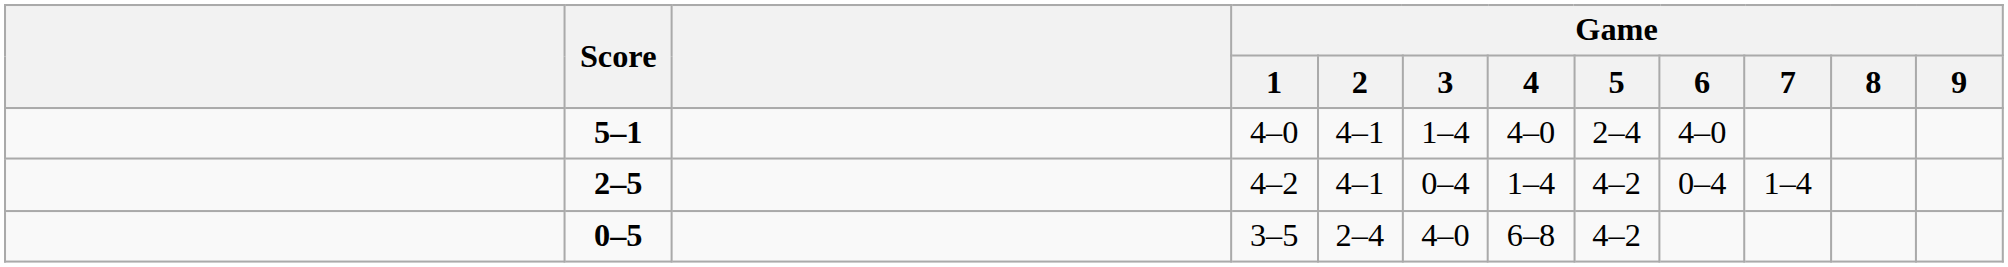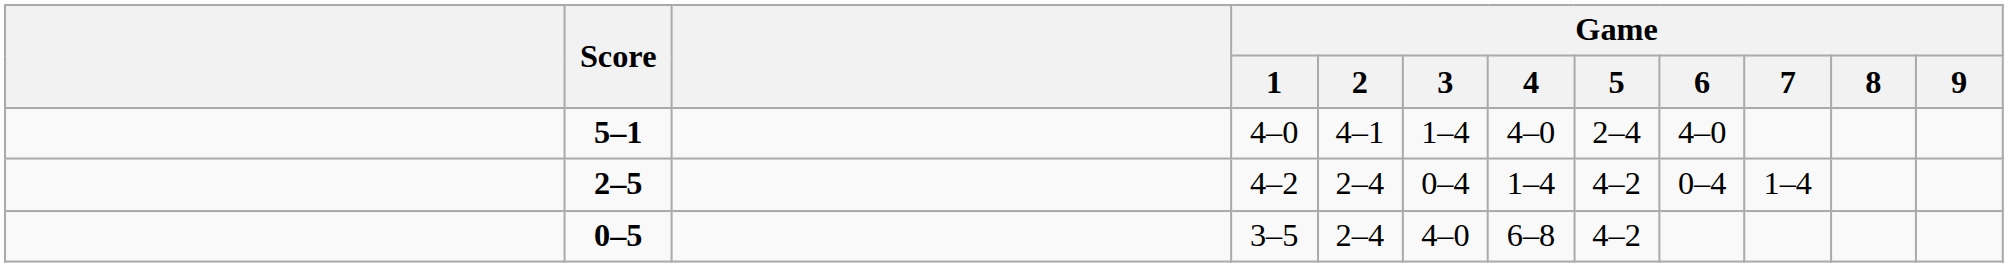(1360, 183) 4–1 -> (1360, 183) 2–4
